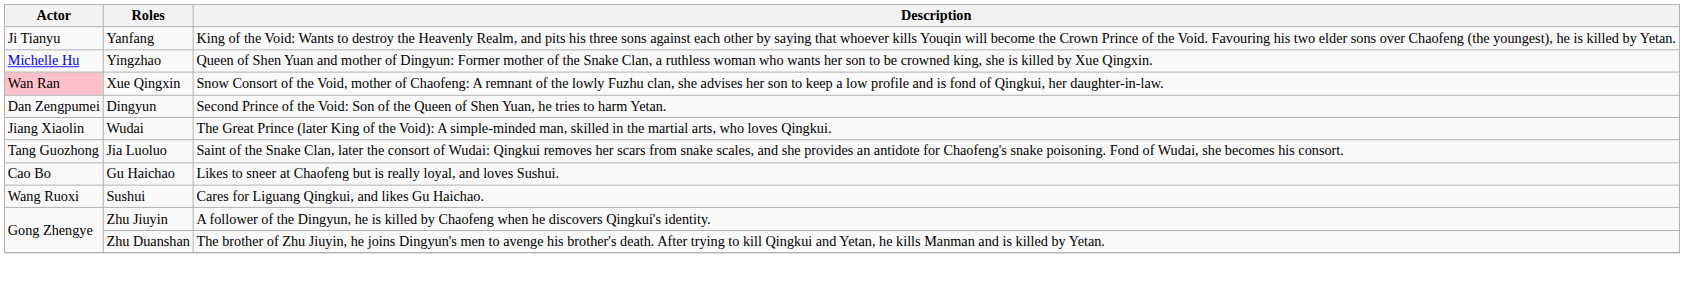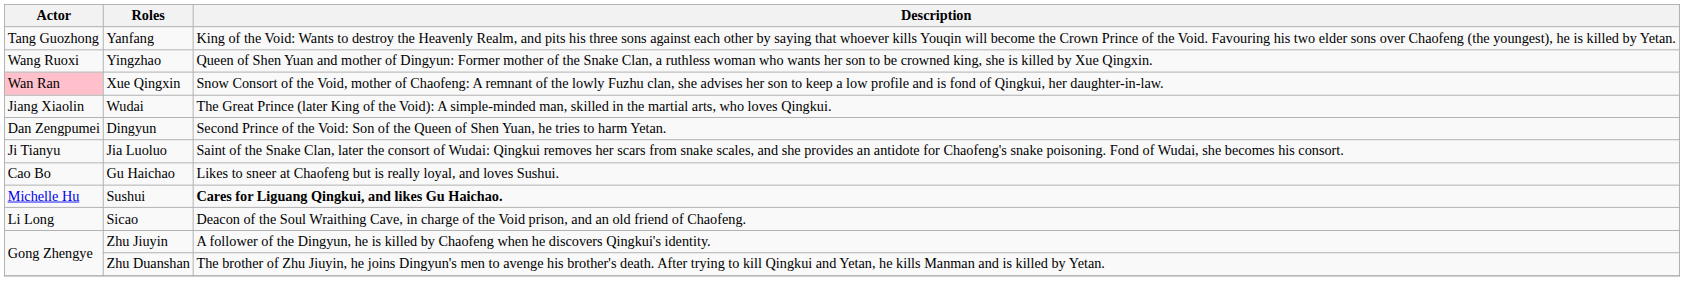(34, 38) Ji Tianyu -> (53, 38) Tang Guozhong
(44, 60) Michelle Hu -> (43, 60) Wang Ruoxi
rows swapped: (125, 128) <-> (131, 106)
(53, 151) Tang Guozhong -> (34, 151) Ji Tianyu
(43, 196) Wang Ruoxi -> (44, 196) Michelle Hu
(340, 196) normal -> (350, 196) bold
+ row: (122, 219)
